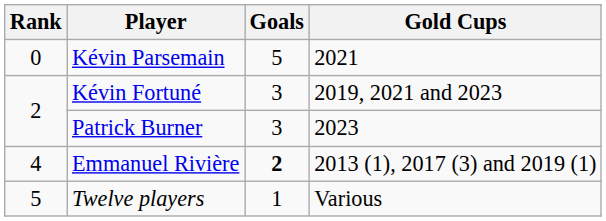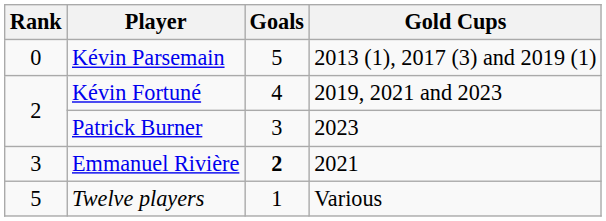(336, 57) 2021 -> (455, 57) 2013 (1), 2017 (3) and 2019 (1)
(277, 92) 3 -> (277, 92) 4
(36, 163) 4 -> (36, 163) 3
(455, 163) 2013 (1), 2017 (3) and 2019 (1) -> (336, 163) 2021
